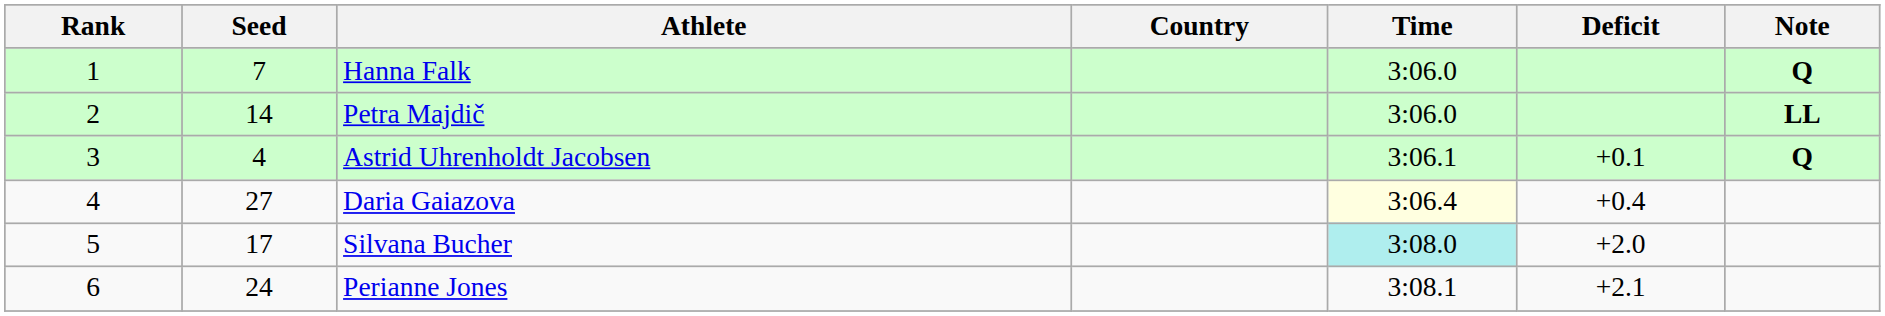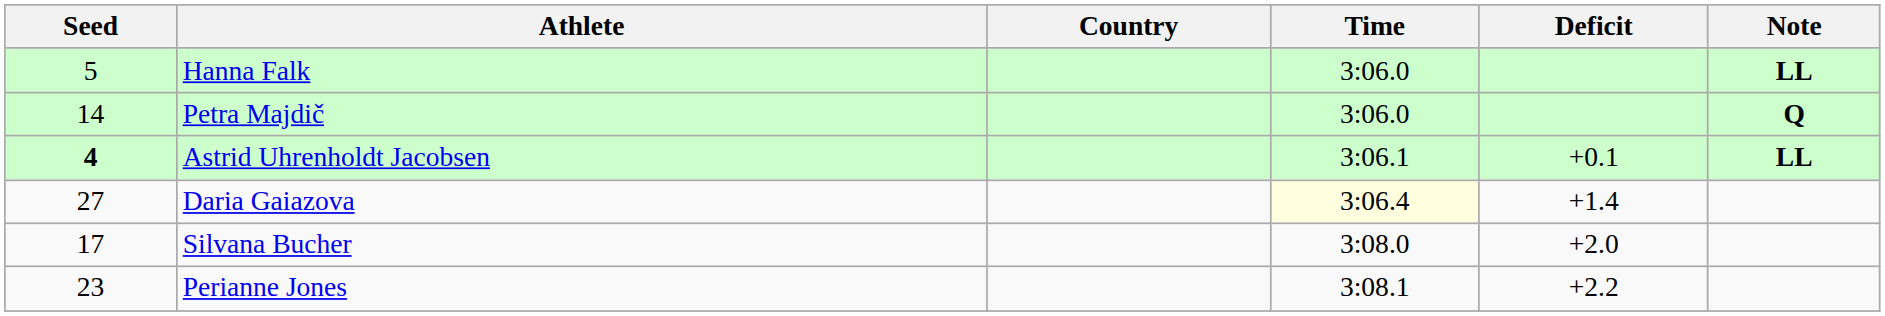- column: (93, 26)
(259, 69) 7 -> (91, 69) 5
(1802, 69) Q -> (1794, 69) LL
(1802, 113) LL -> (1794, 113) Q
(259, 157) normal -> (91, 157) bold
(1802, 157) Q -> (1794, 157) LL
(1621, 200) +0.4 -> (1594, 200) +1.4
(1422, 244) paleturquoise background -> (1375, 244) no background
(259, 288) 24 -> (91, 288) 23
(1621, 288) +2.1 -> (1594, 288) +2.2
